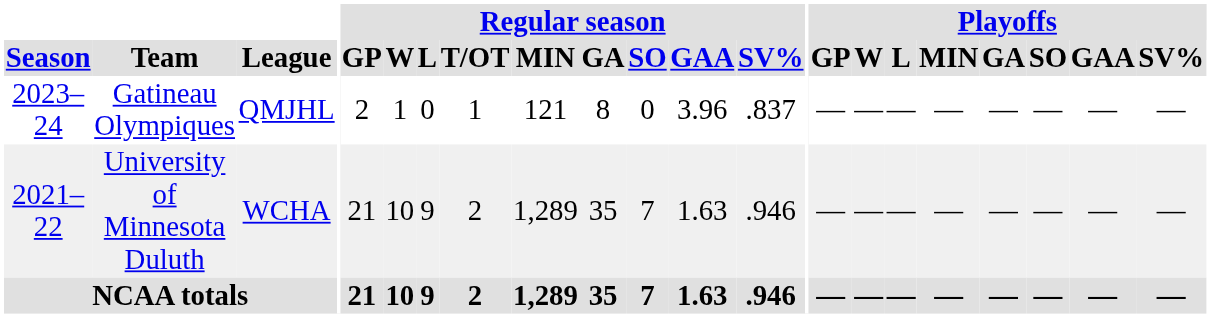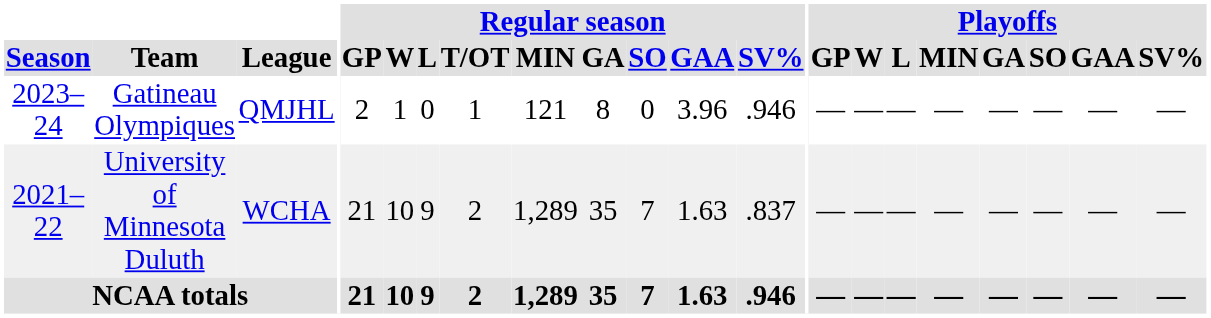(771, 109) .837 -> (771, 109) .946
(771, 210) .946 -> (771, 210) .837
